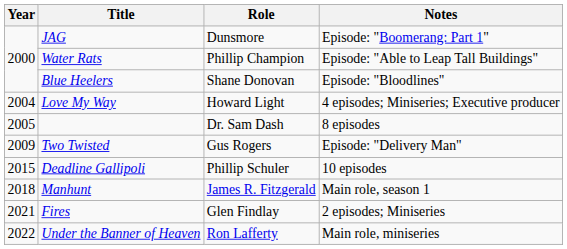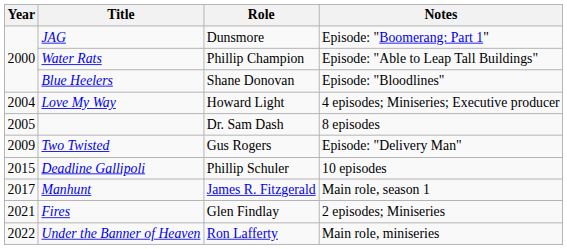(21, 189) 2018 -> (21, 189) 2017
